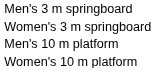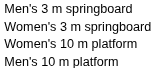rows swapped: (61, 44) <-> (71, 61)
